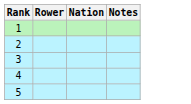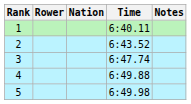+ column: (129, 12)
